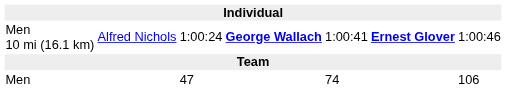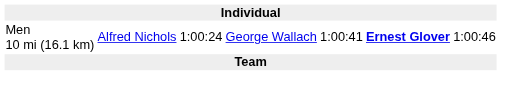(274, 37) bold -> (271, 37) normal
- row: (18, 79)
